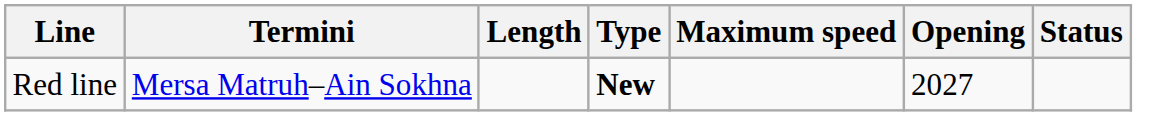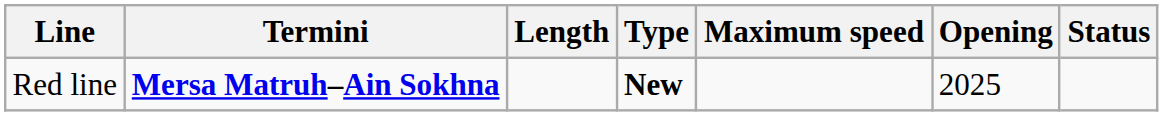(302, 84) normal -> (316, 84) bold
(942, 84) 2027 -> (970, 84) 2025
